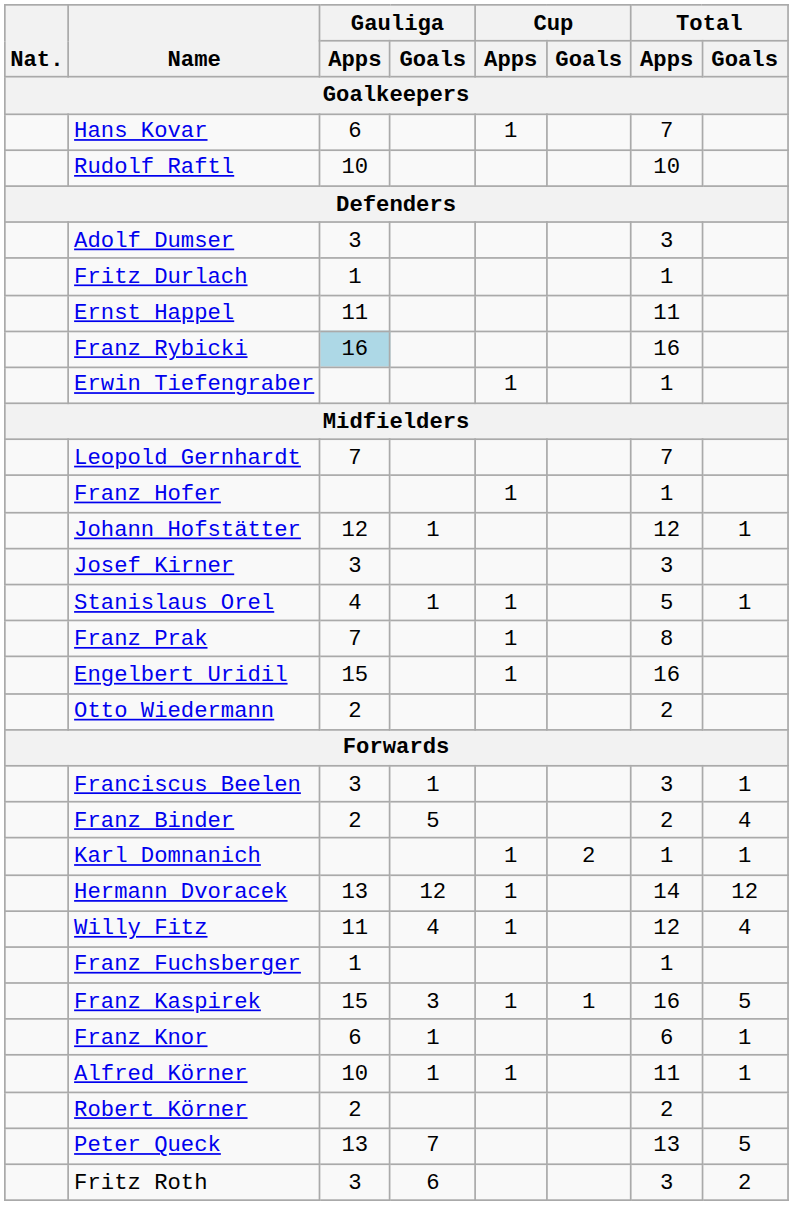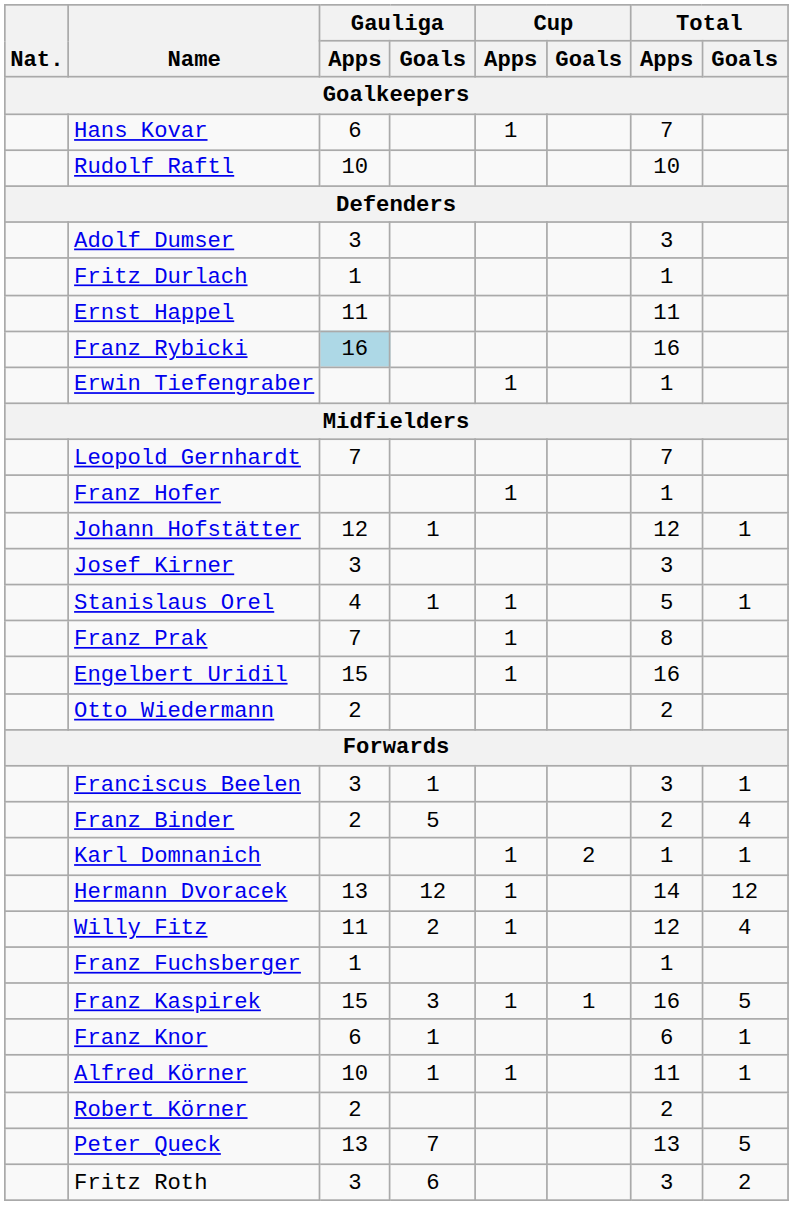(433, 929) 4 -> (433, 929) 2
